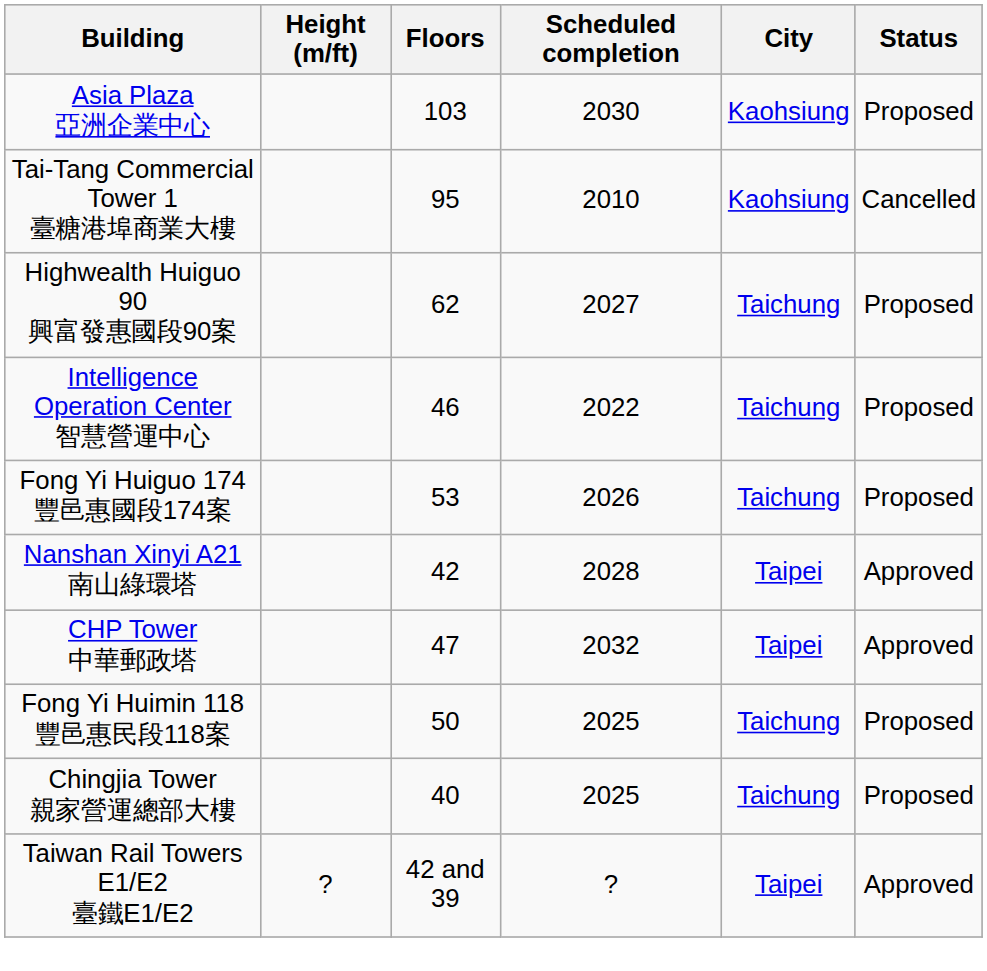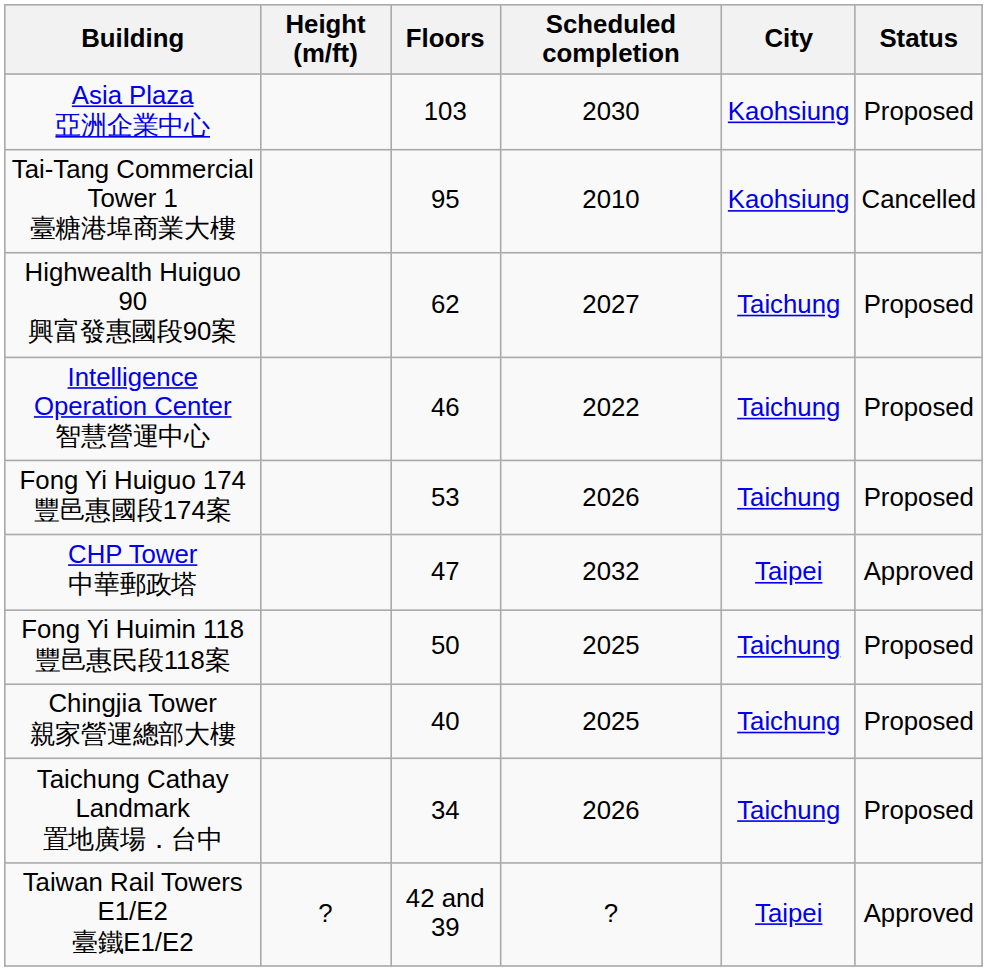- row: (133, 570)
+ row: (133, 808)
